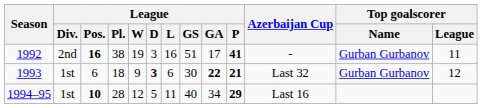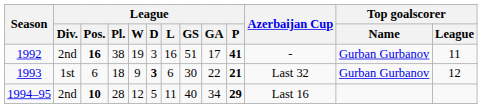(214, 73) bold -> (214, 73) normal
(67, 93) 1st -> (67, 93) 2nd
